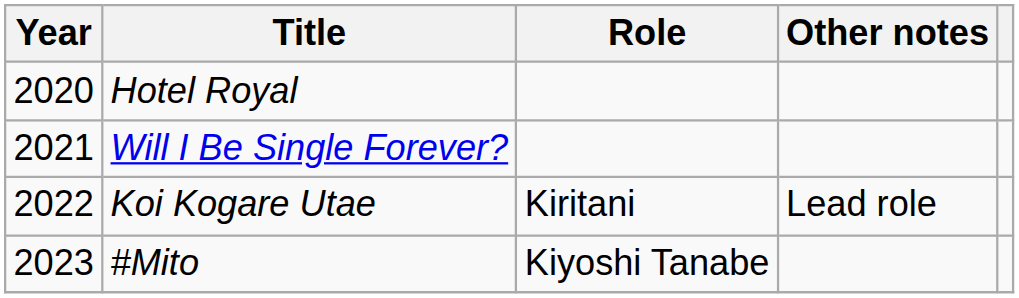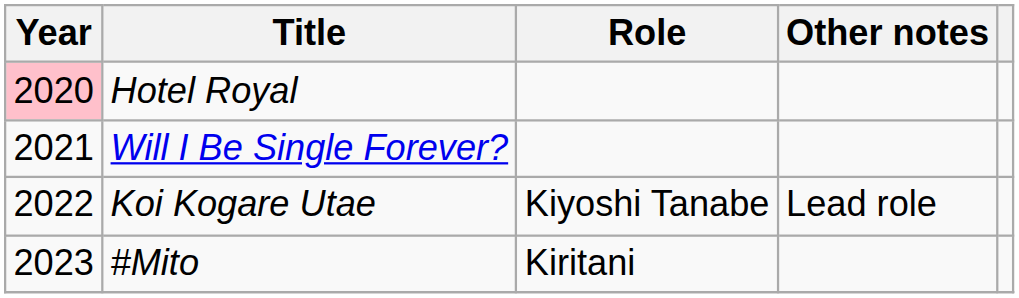(54, 90) no background -> (54, 90) pink background
(580, 205) Kiritani -> (647, 205) Kiyoshi Tanabe
(647, 262) Kiyoshi Tanabe -> (580, 262) Kiritani
